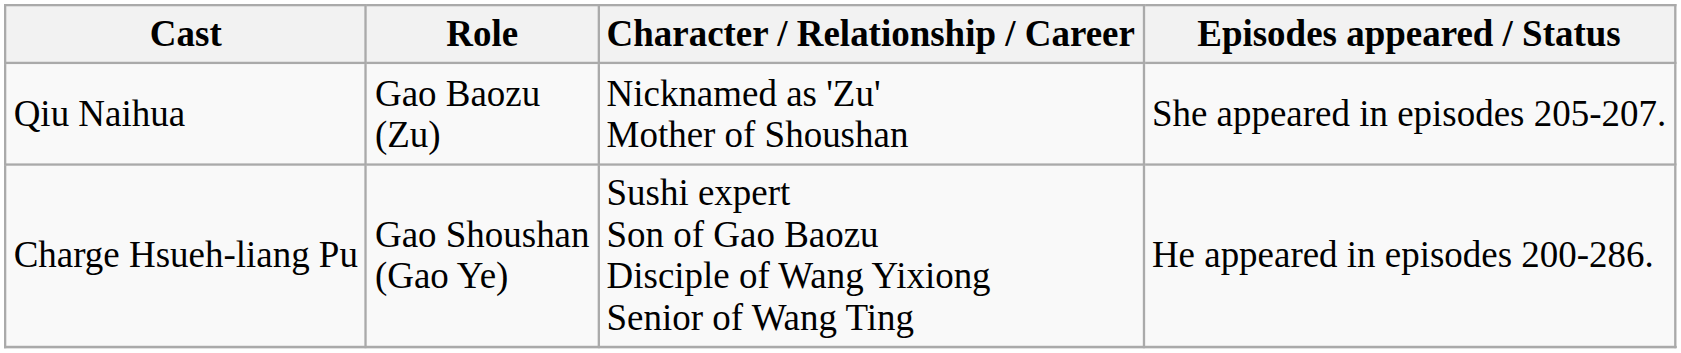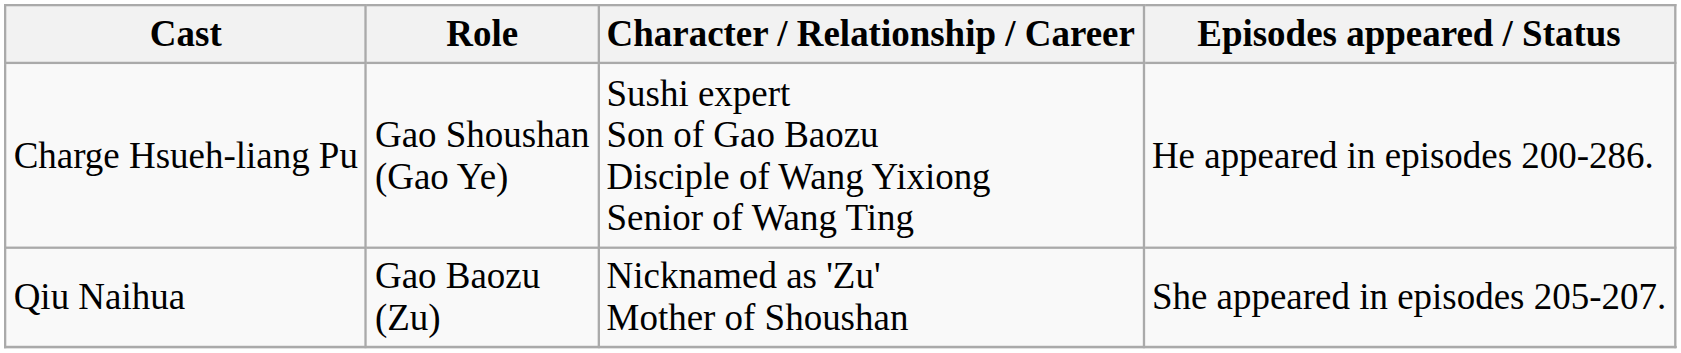rows swapped: (99, 113) <-> (186, 254)
